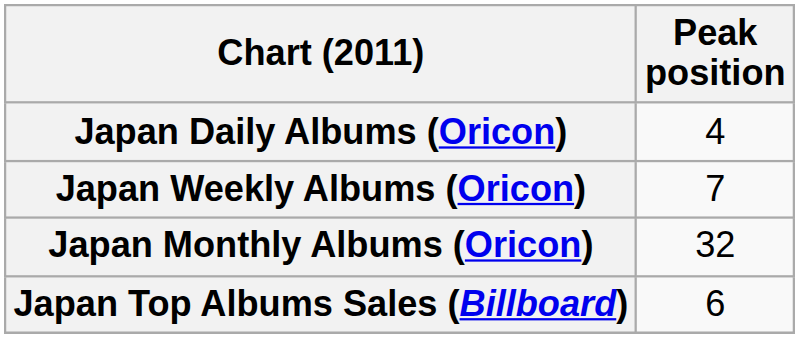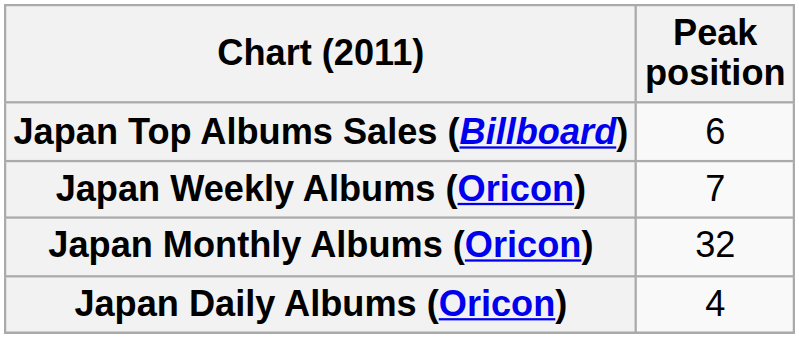rows swapped: (321, 131) <-> (321, 303)
